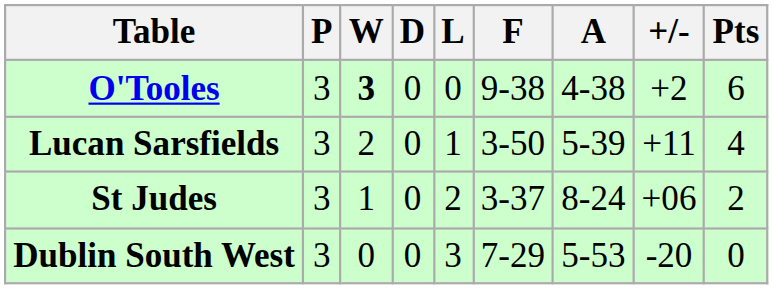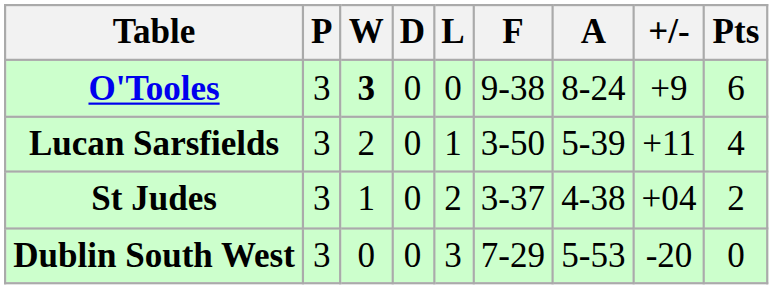(593, 87) 4-38 -> (593, 87) 8-24
(669, 87) +2 -> (669, 87) +9
(593, 198) 8-24 -> (593, 198) 4-38
(669, 198) +06 -> (669, 198) +04
